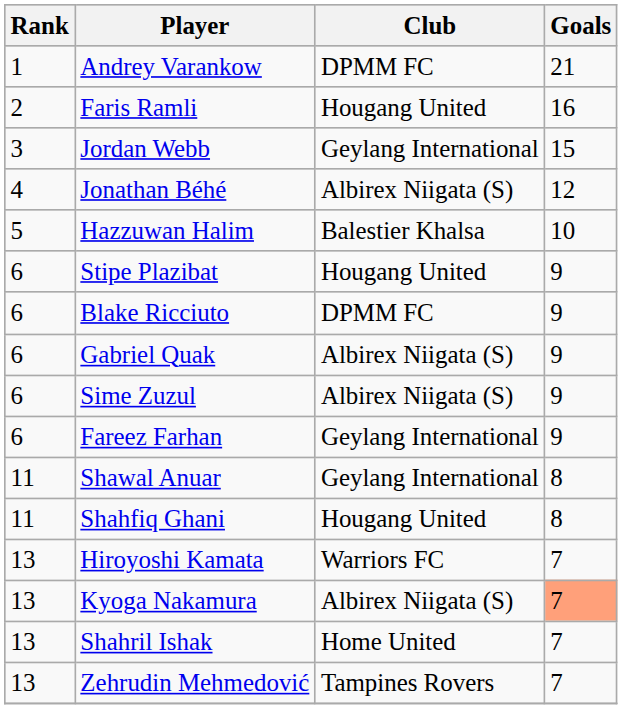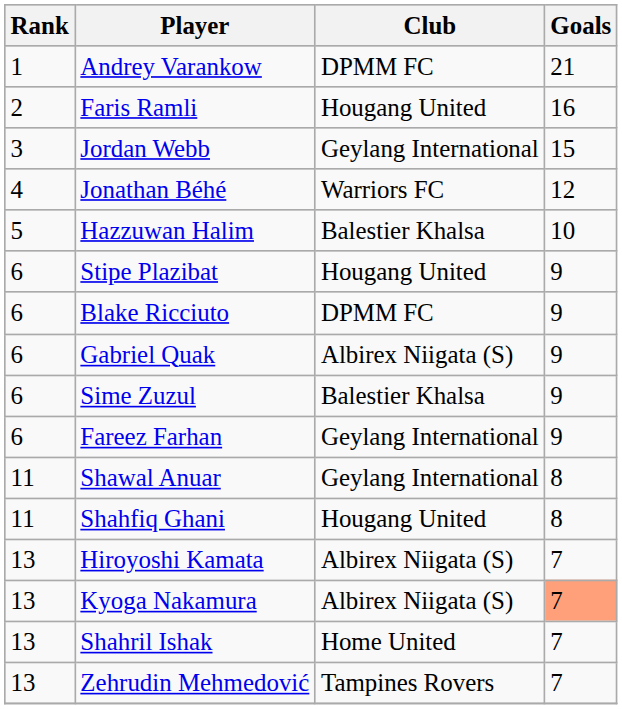(417, 189) Albirex Niigata (S) -> (383, 189) Warriors FC
(417, 395) Albirex Niigata (S) -> (403, 395) Balestier Khalsa
(383, 559) Warriors FC -> (417, 559) Albirex Niigata (S)
